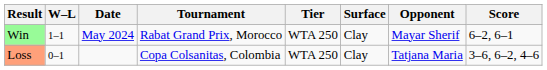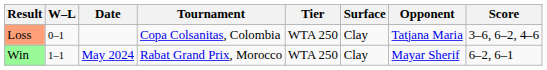rows swapped: (19, 55) <-> (18, 34)
